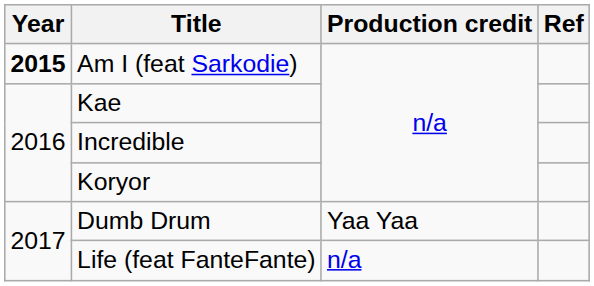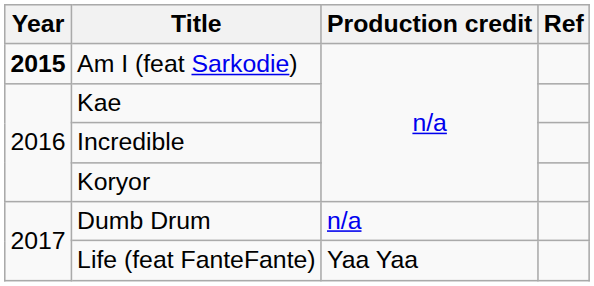(373, 220) Yaa Yaa -> (344, 220) n/a
(344, 260) n/a -> (373, 260) Yaa Yaa
